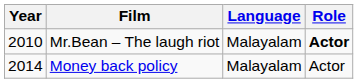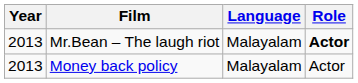(25, 41) 2010 -> (25, 41) 2013
(25, 66) 2014 -> (25, 66) 2013
